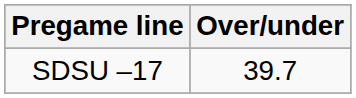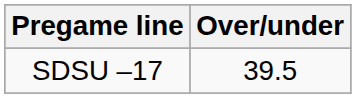(270, 70) 39.7 -> (270, 70) 39.5
